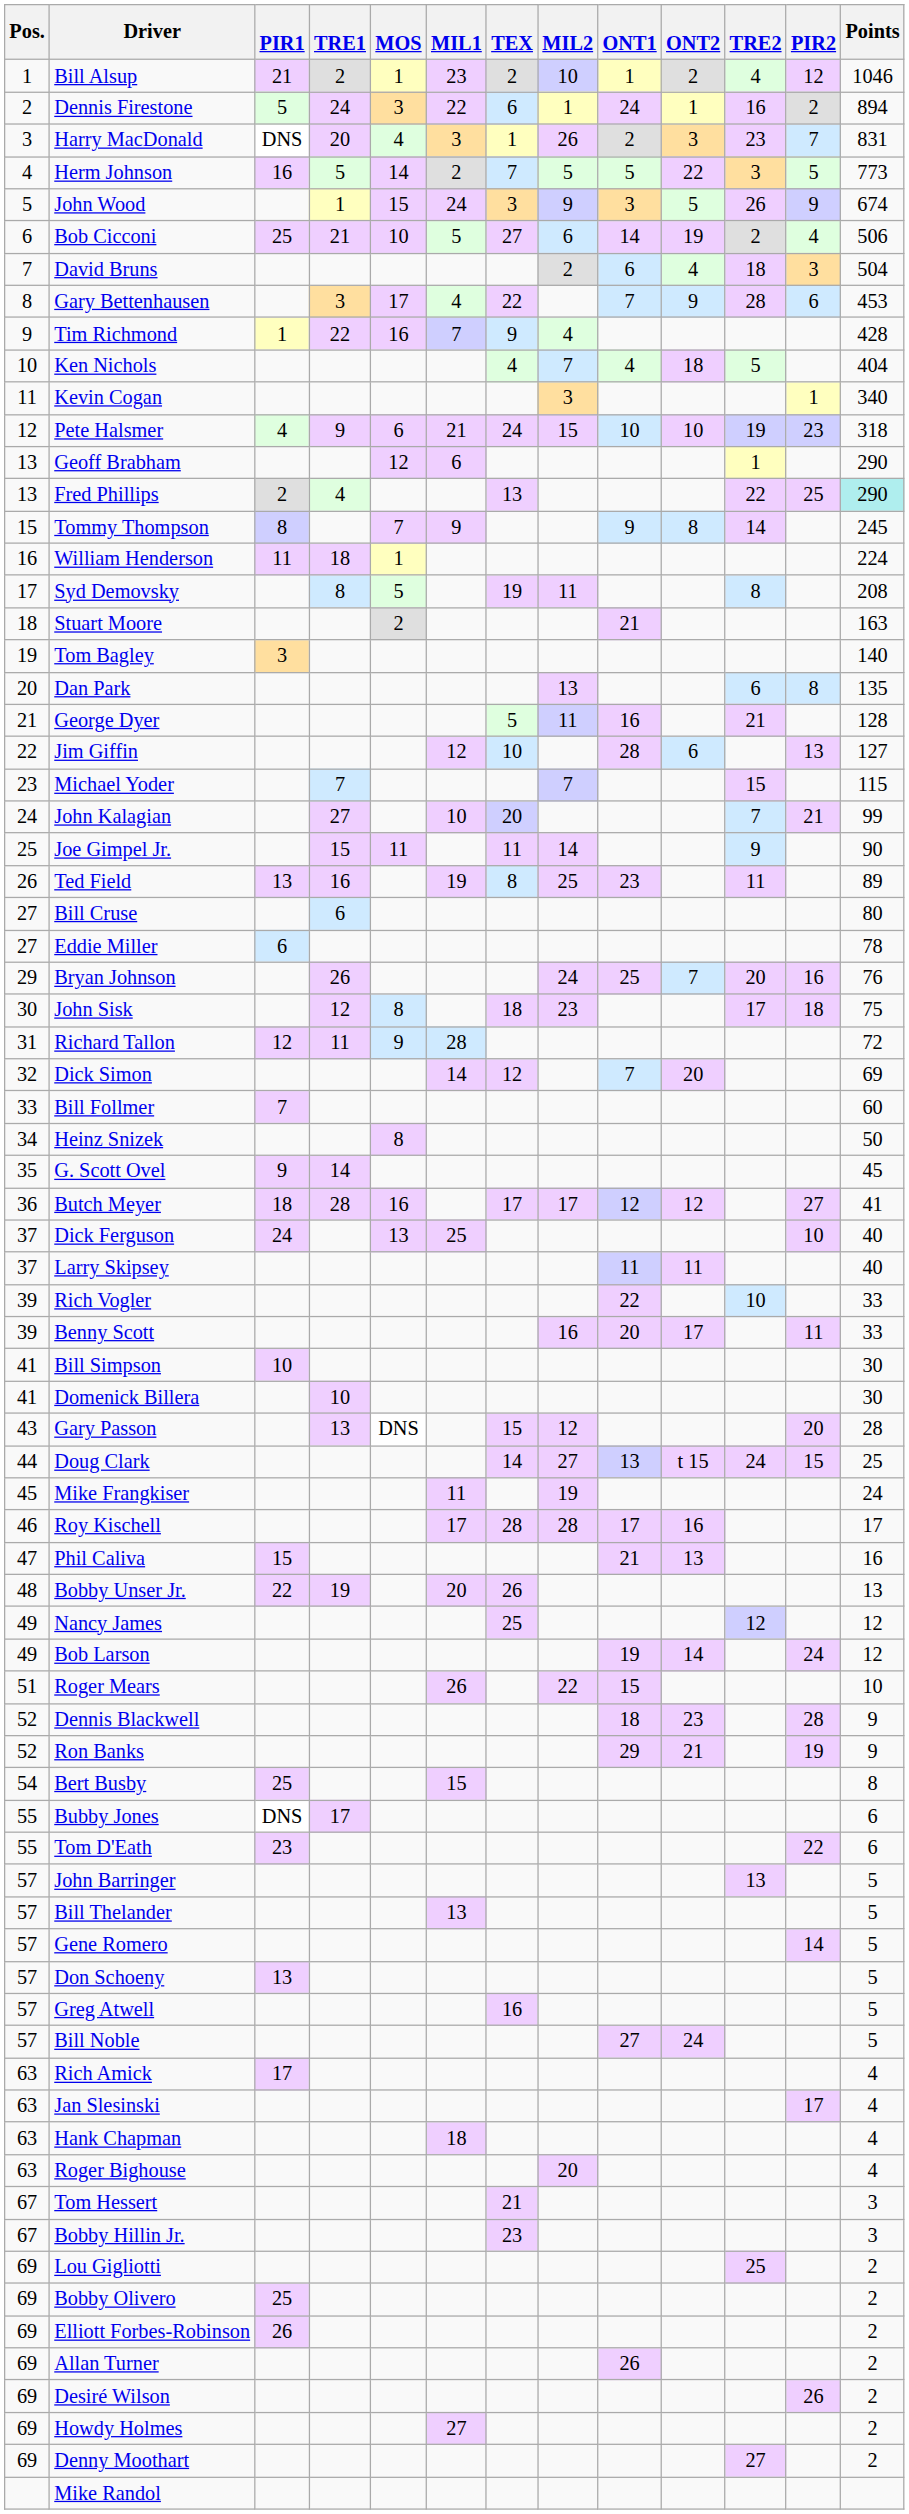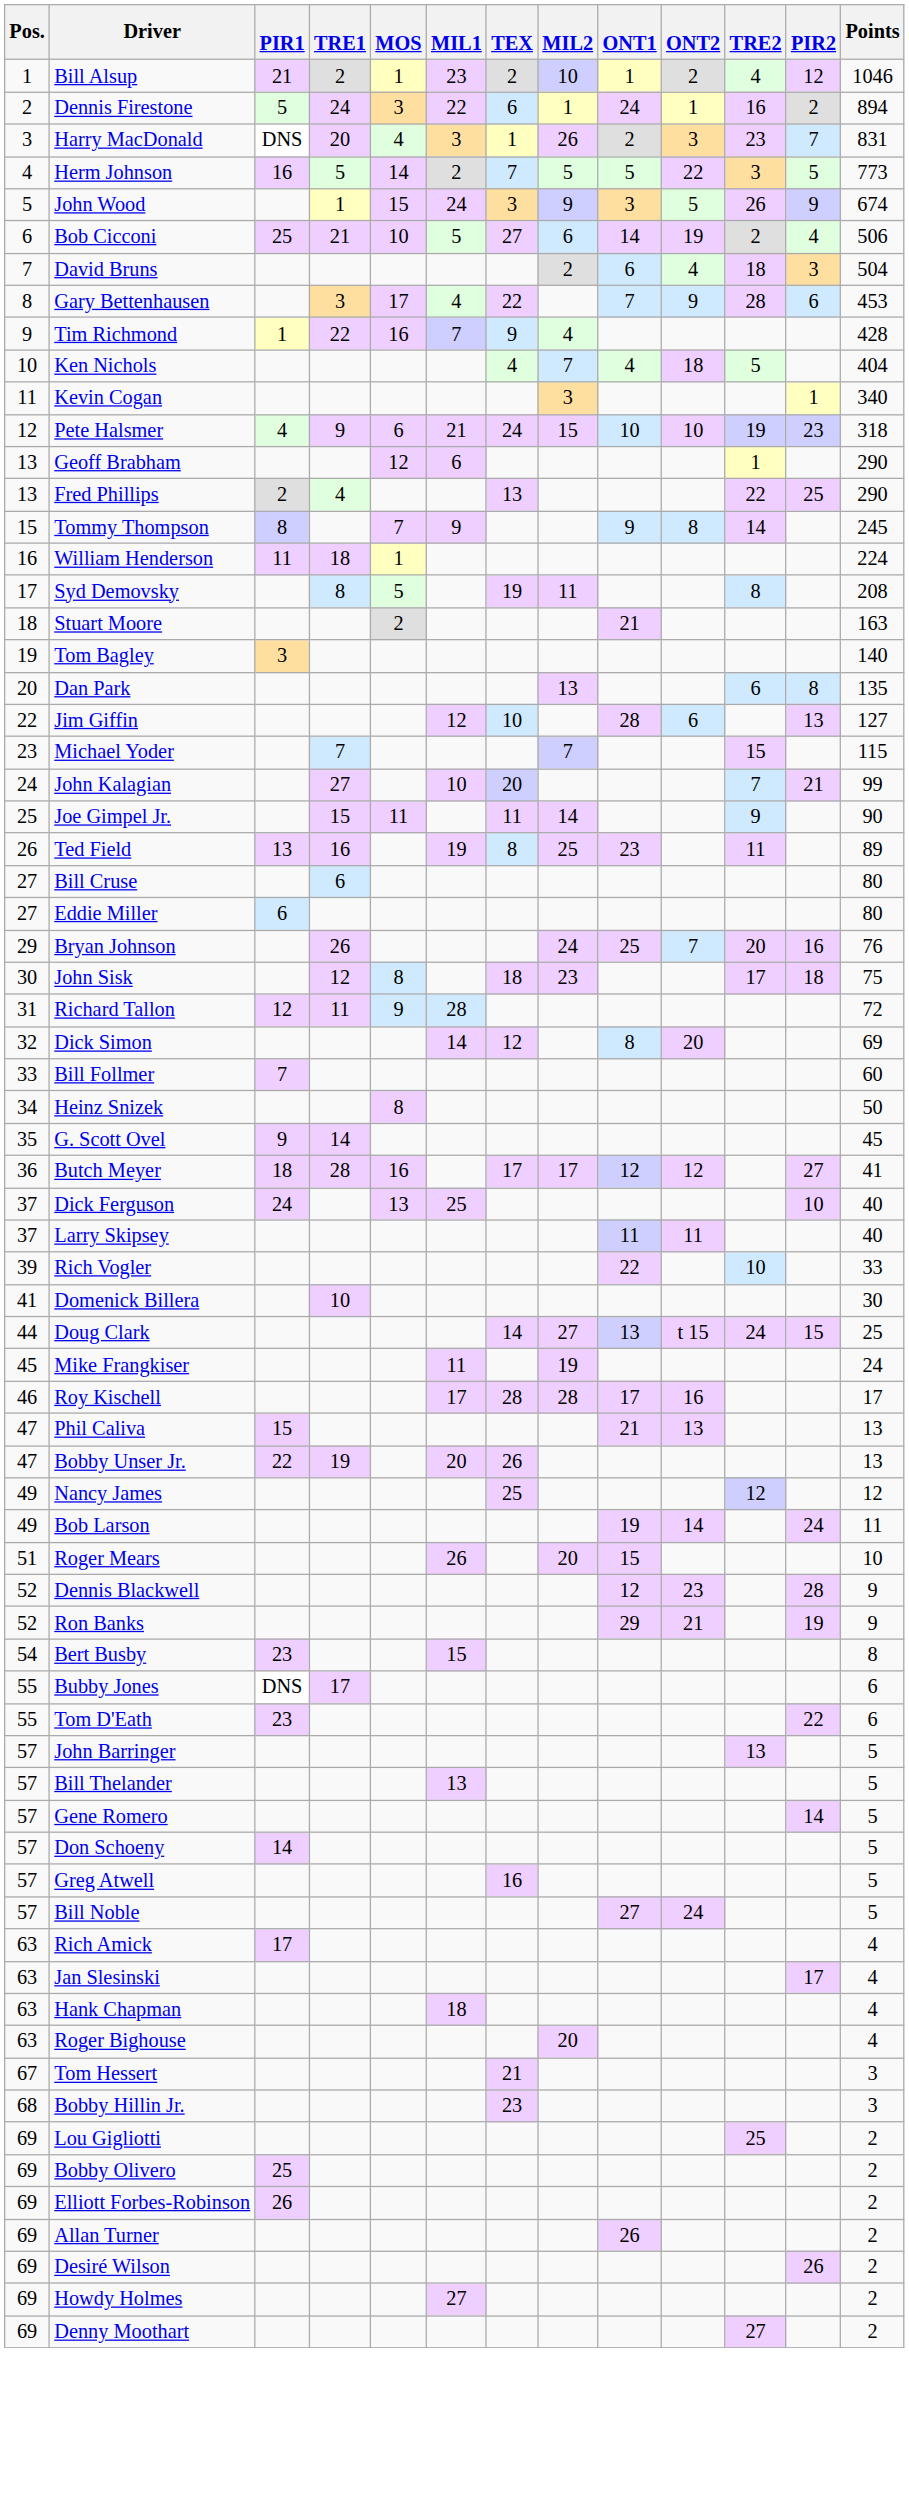(873, 494) paleturquoise background -> (873, 494) no background
- row: (107, 720)
(873, 945) 78 -> (873, 913) 80
(630, 1074) 7 -> (630, 1042) 8
- row: (104, 1332)
- row: (108, 1364)
- row: (105, 1429)
(873, 1558) 16 -> (873, 1429) 13
(27, 1590) 48 -> (27, 1461) 47
(873, 1654) 12 -> (873, 1525) 11
(568, 1687) 22 -> (568, 1558) 20
(630, 1719) 18 -> (630, 1590) 12
(282, 1783) 25 -> (282, 1654) 23
(282, 1977) 13 -> (282, 1848) 14
(27, 2234) 67 -> (27, 2105) 68
- row: (108, 2492)
